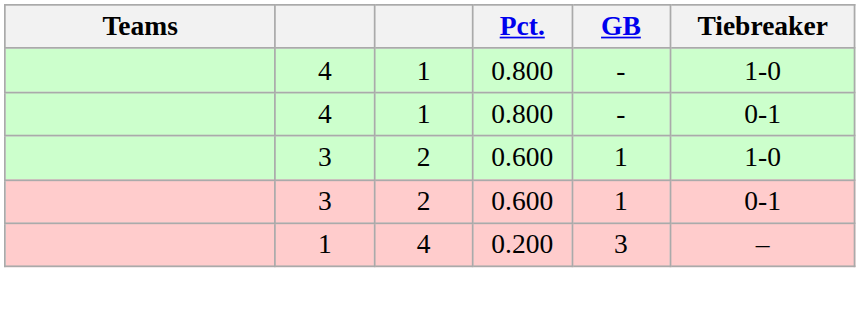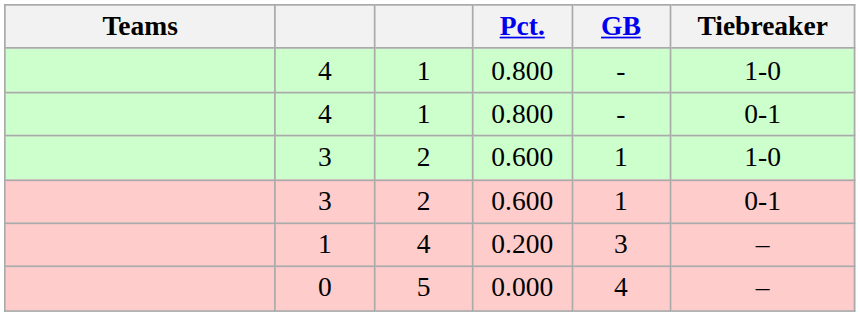+ row: (325, 288)
